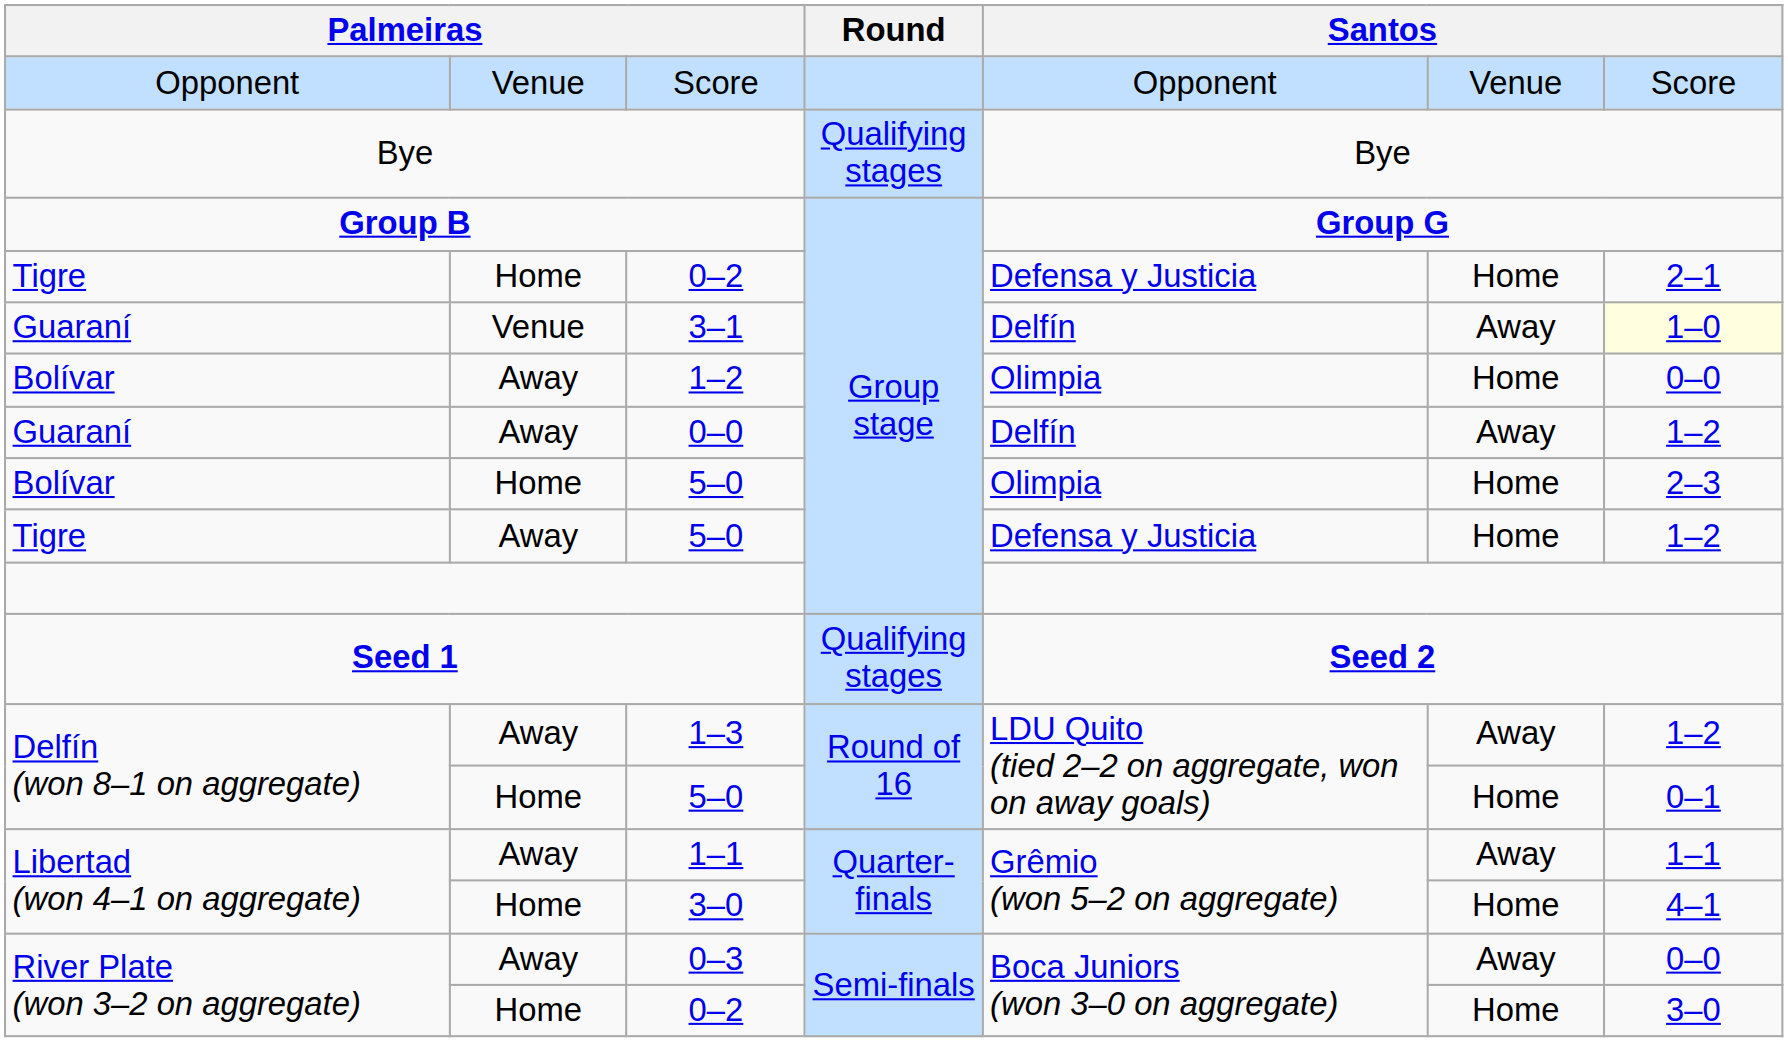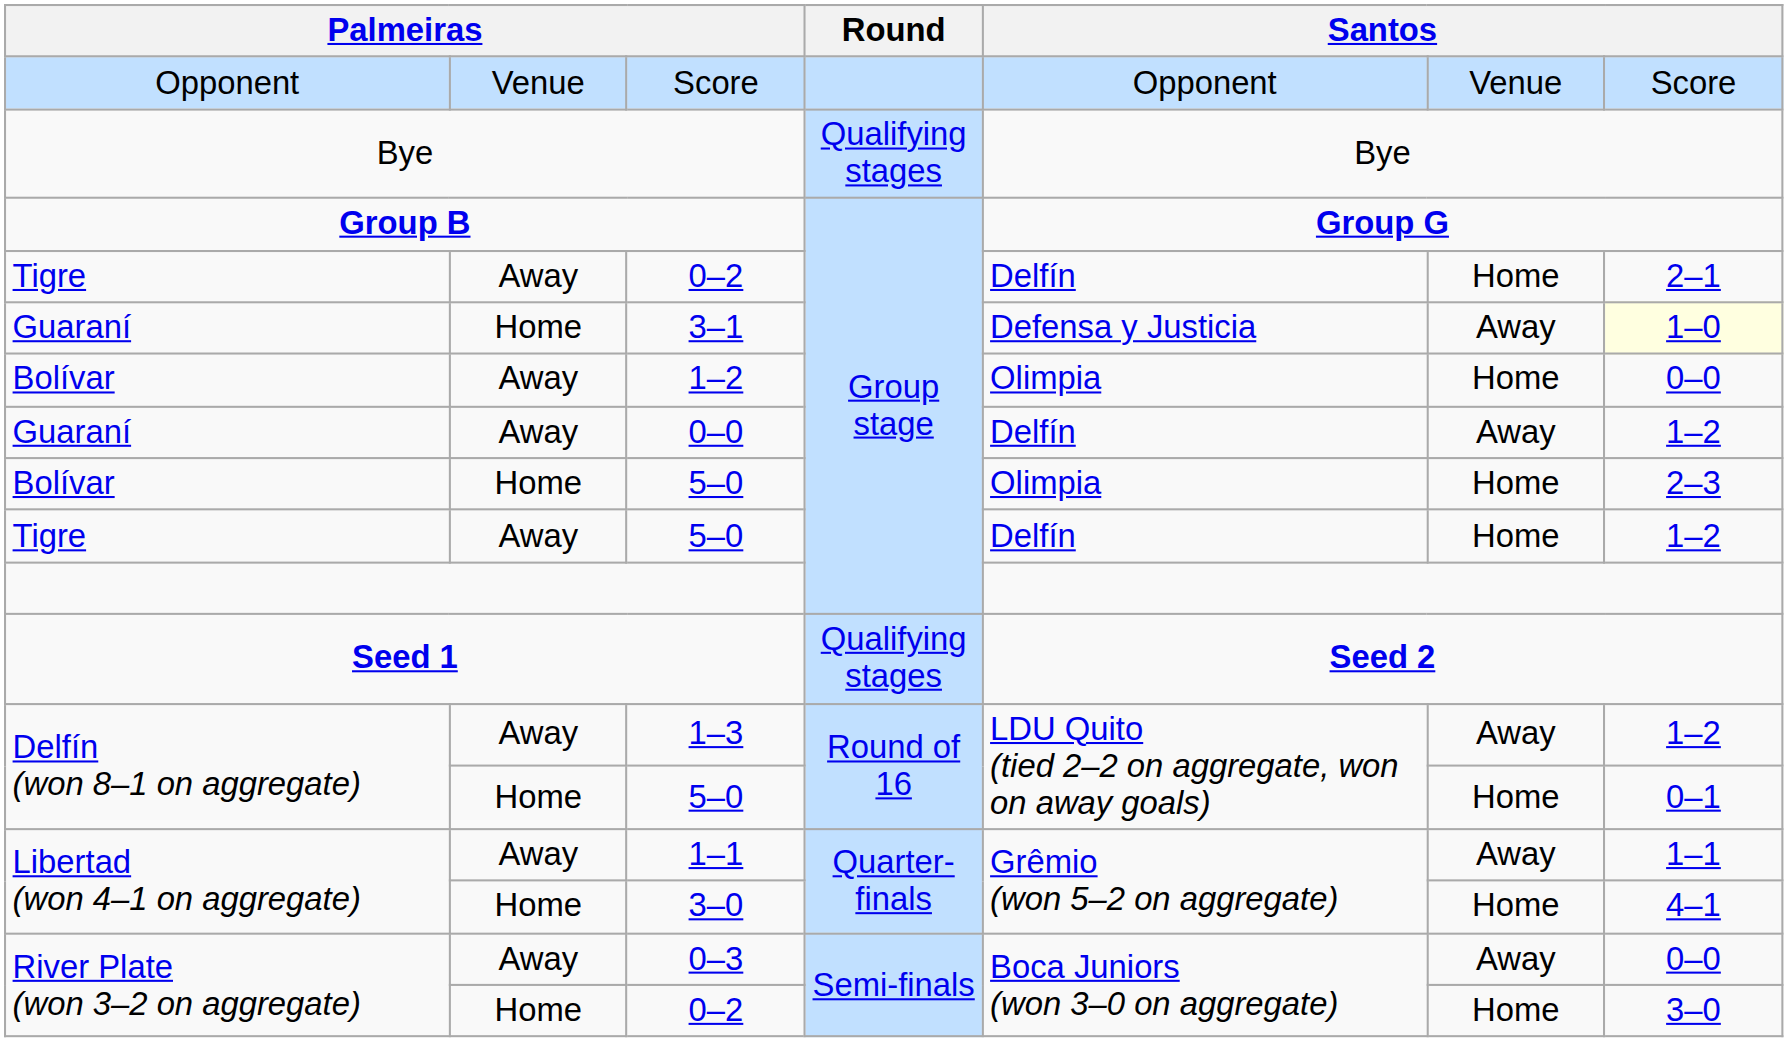(538, 275) Home -> (538, 275) Away
(1123, 275) Defensa y Justicia -> (1033, 275) Delfín
(538, 327) Venue -> (538, 327) Home
(1033, 327) Delfín -> (1123, 327) Defensa y Justicia
(1123, 535) Defensa y Justicia -> (1033, 535) Delfín
